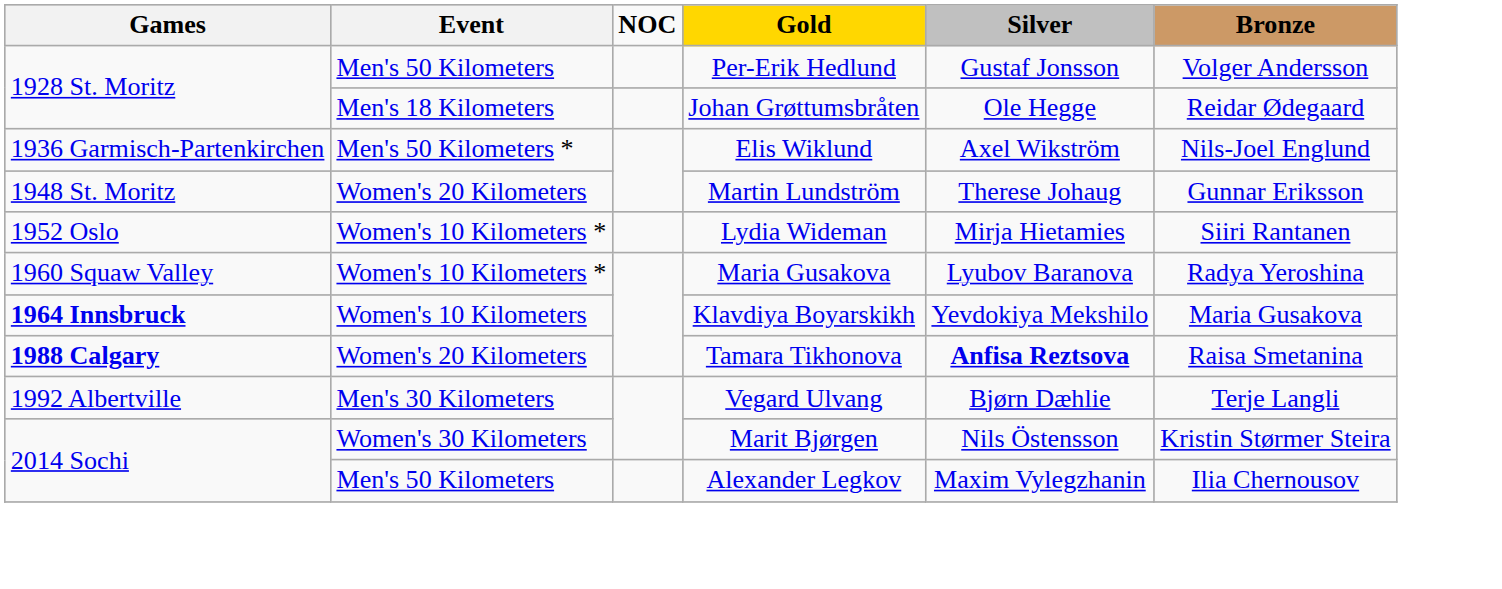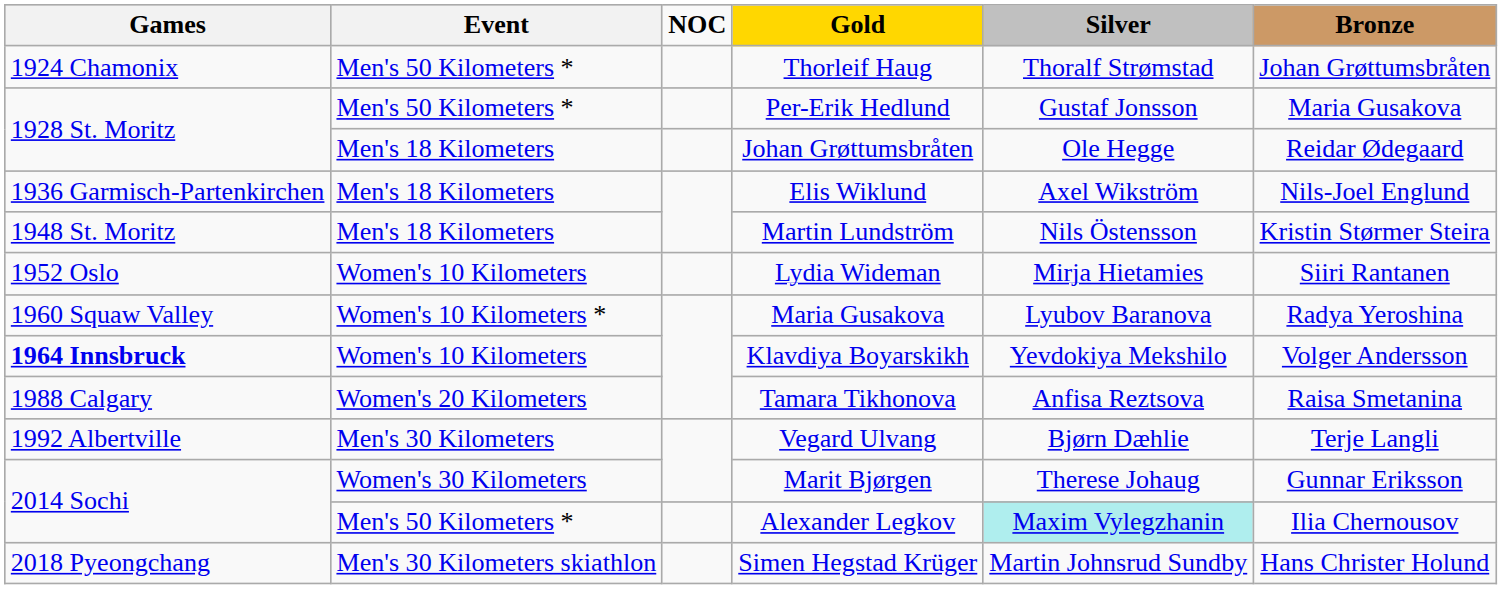+ row: (858, 66)
(445, 66) Men's 50 Kilometers -> (455, 107) Men's 50 Kilometers *
(1275, 66) Volger Andersson -> (1375, 107) Maria Gusakova
(455, 149) Men's 50 Kilometers * -> (445, 190) Men's 18 Kilometers
(462, 190) Women's 20 Kilometers -> (445, 231) Men's 18 Kilometers
(1040, 190) Therese Johaug -> (1118, 231) Nils Östensson
(1275, 190) Gunnar Eriksson -> (1375, 231) Kristin Størmer Steira
(471, 231) Women's 10 Kilometers * -> (462, 273) Women's 10 Kilometers
(1275, 314) Maria Gusakova -> (1375, 356) Volger Andersson
(85, 356) bold -> (81, 397) normal
(1040, 356) bold -> (1118, 397) normal
(1040, 438) Nils Östensson -> (1118, 480) Therese Johaug
(1275, 438) Kristin Størmer Steira -> (1375, 480) Gunnar Eriksson
(445, 480) Men's 50 Kilometers -> (455, 521) Men's 50 Kilometers *
(1040, 480) no background -> (1118, 521) paleturquoise background
+ row: (858, 562)
